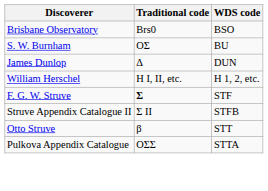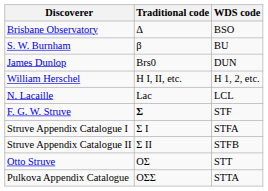(146, 29) Brs0 -> (140, 29) Δ
(143, 46) OΣ -> (139, 46) β
(140, 62) Δ -> (146, 62) Brs0
+ row: (30, 95)
+ row: (67, 128)
(139, 128) β -> (143, 161) OΣ
